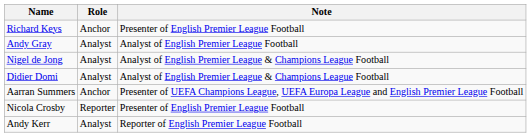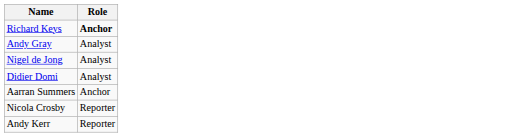- column: (322, 12)
(95, 28) normal -> (96, 28) bold
(96, 124) Analyst -> (98, 124) Reporter
